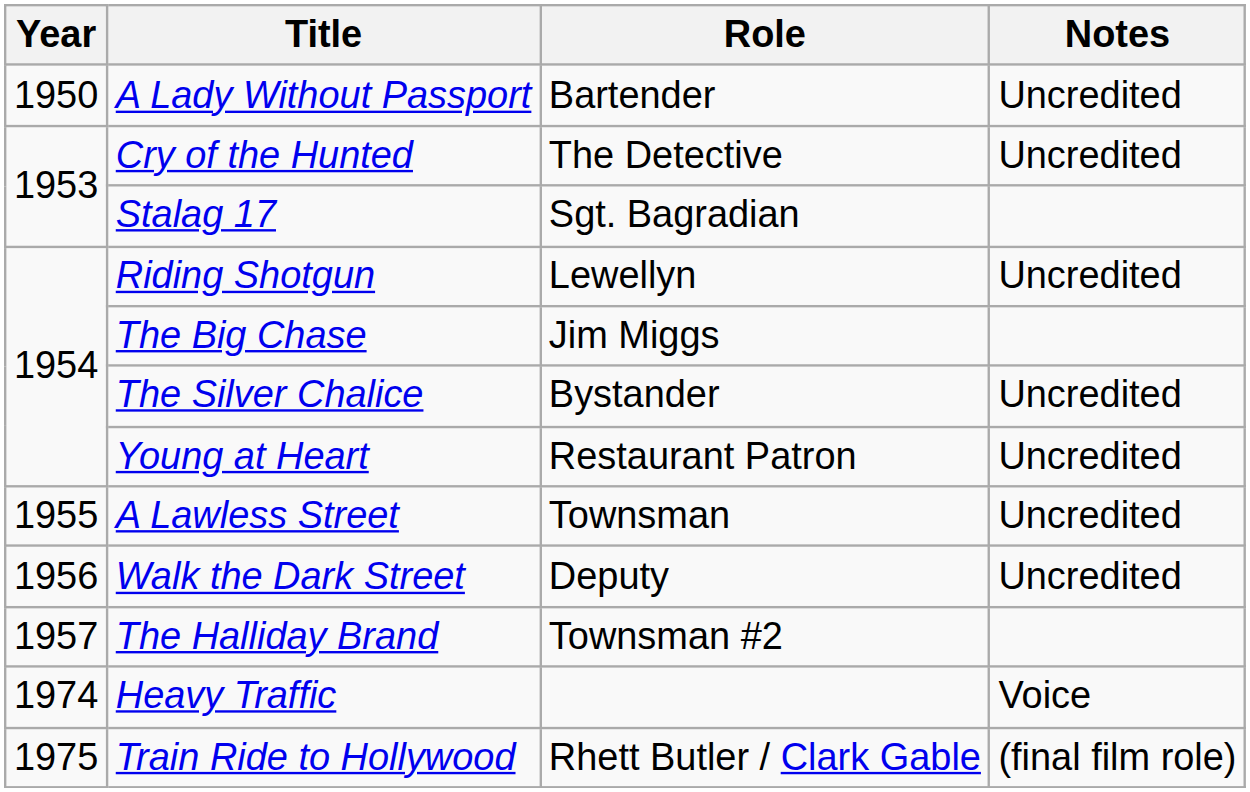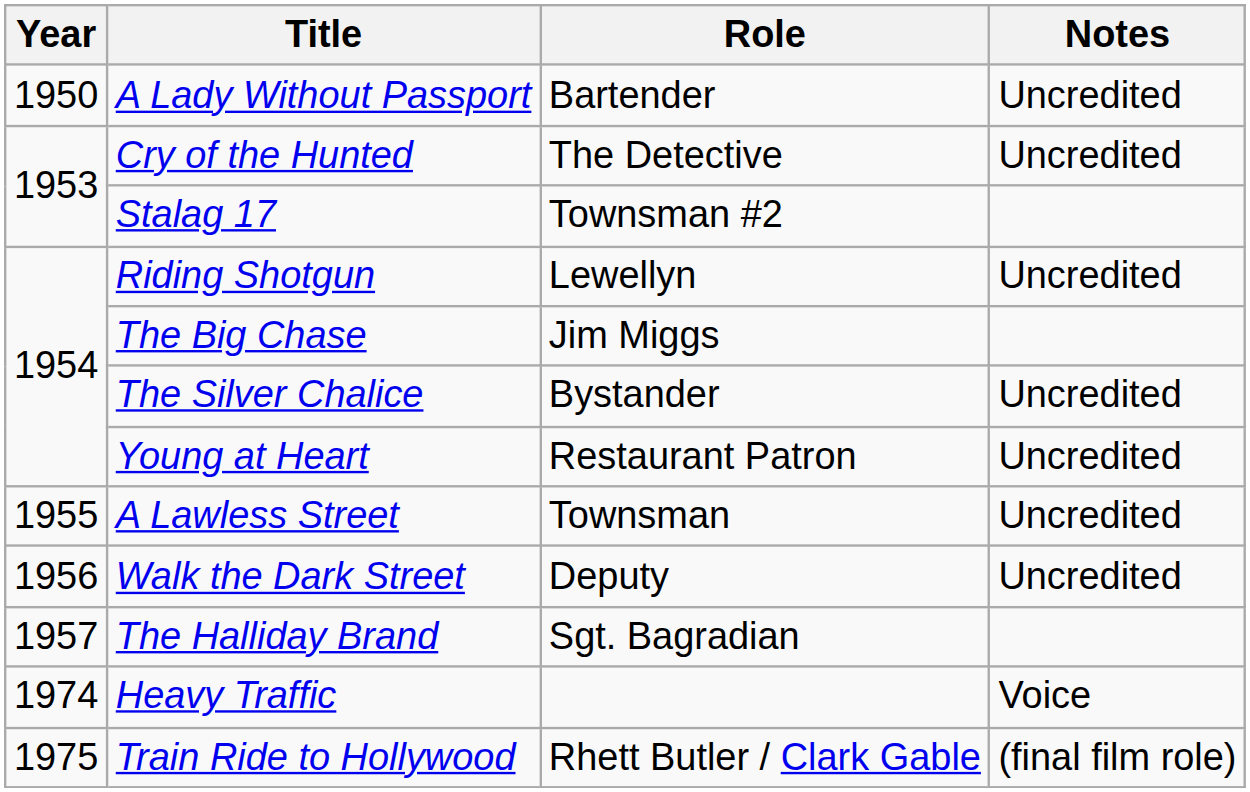(674, 214) Sgt. Bagradian -> (666, 214) Townsman #2
(666, 635) Townsman #2 -> (674, 635) Sgt. Bagradian
